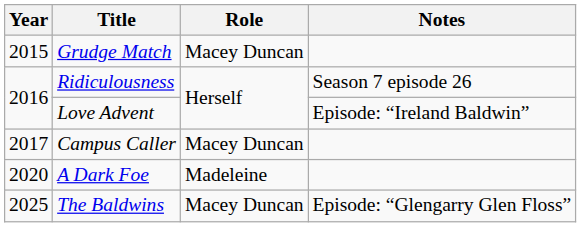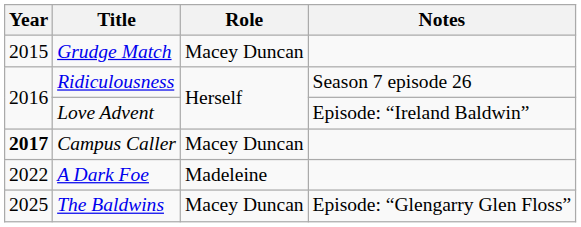(29, 143) normal -> (29, 143) bold
(29, 174) 2020 -> (29, 174) 2022
